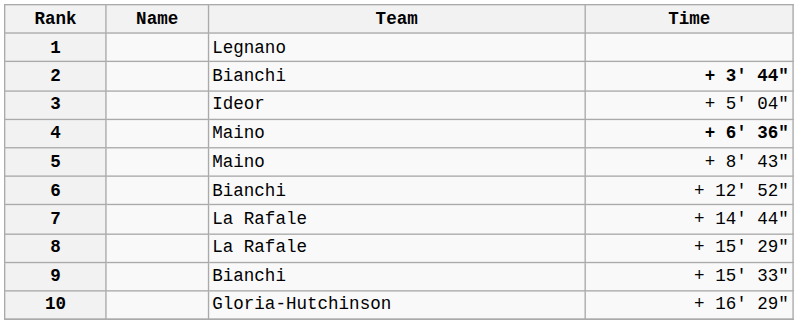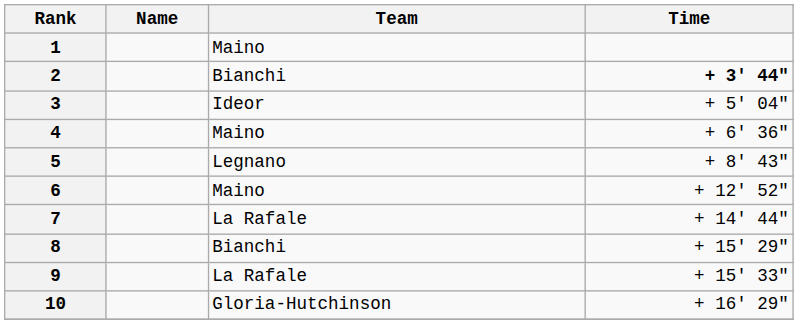(249, 48) Legnano -> (239, 48) Maino
(747, 133) bold -> (747, 133) normal
(239, 162) Maino -> (249, 162) Legnano
(249, 191) Bianchi -> (239, 191) Maino
(260, 248) La Rafale -> (249, 248) Bianchi
(249, 276) Bianchi -> (260, 276) La Rafale
